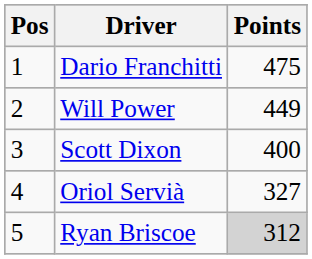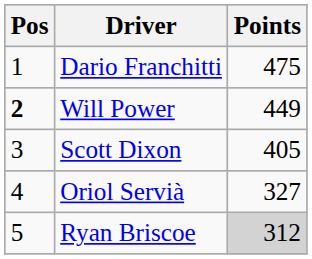(17, 108) normal -> (17, 108) bold
(282, 150) 400 -> (282, 150) 405
